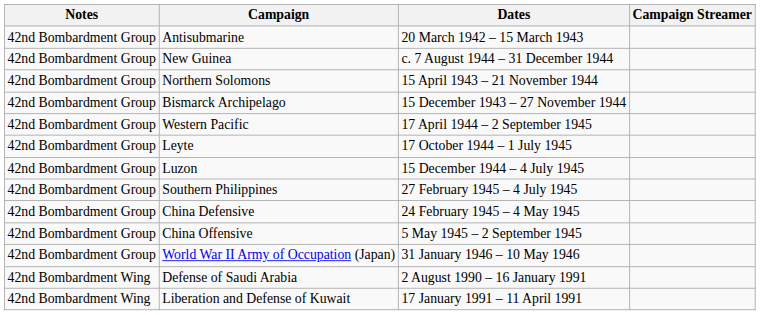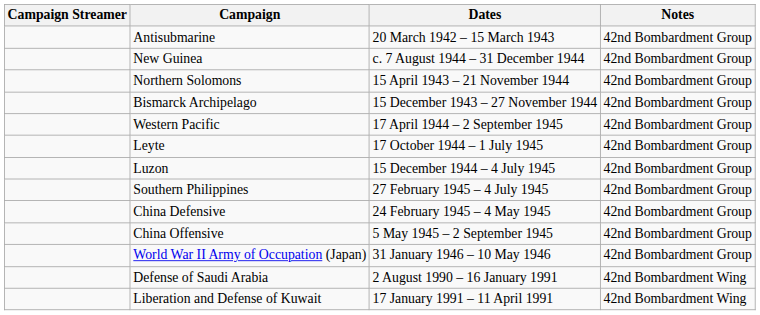columns swapped: (692, 15) <-> (82, 15)
